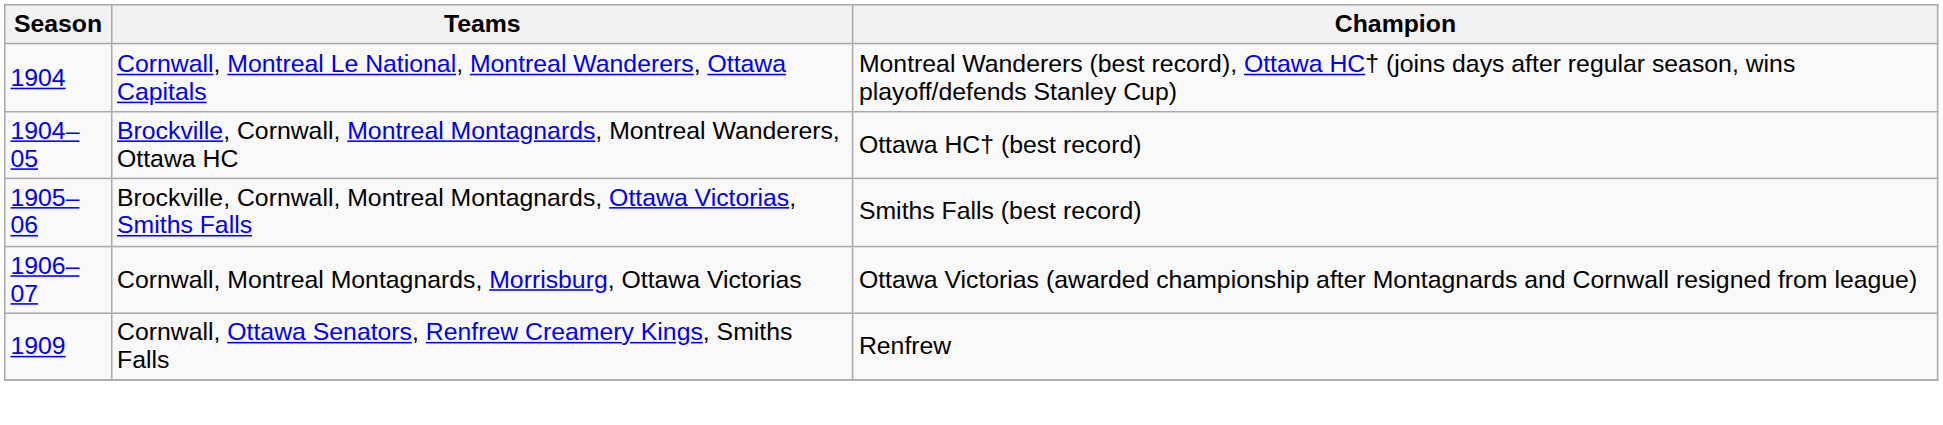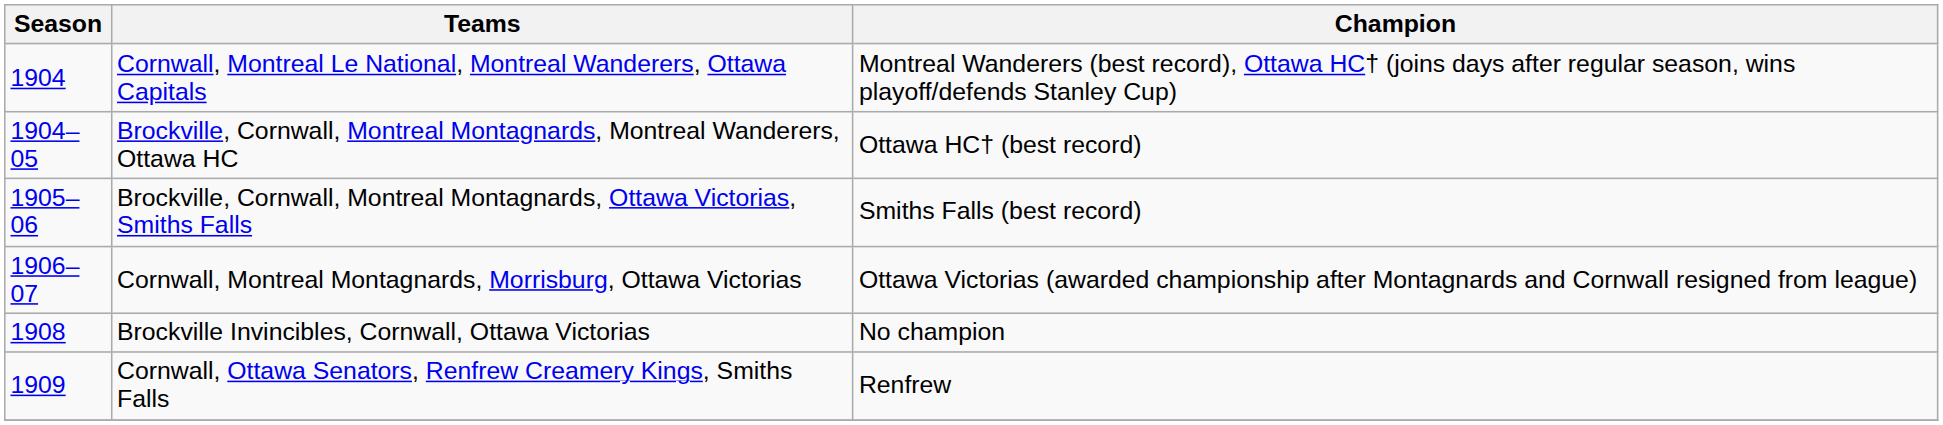+ row: (383, 332)
